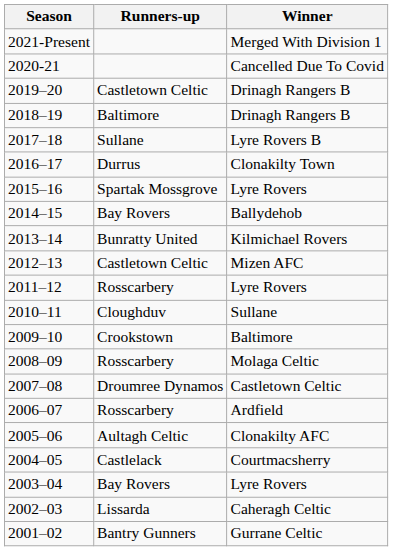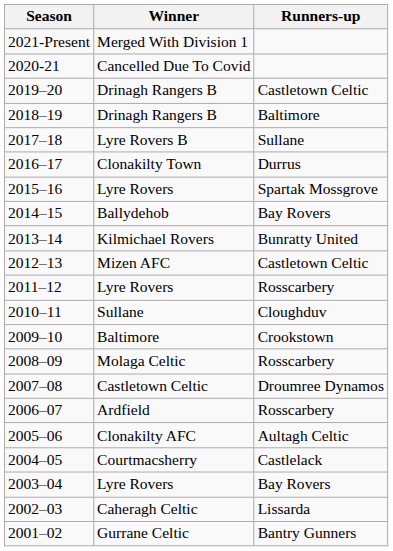columns swapped: (307, 16) <-> (160, 16)
